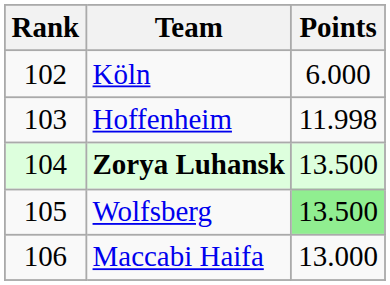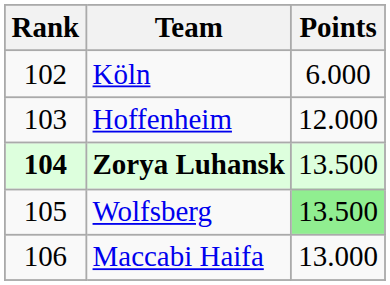(338, 119) 11.998 -> (338, 119) 12.000
(45, 165) normal -> (45, 165) bold
